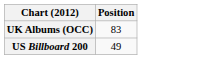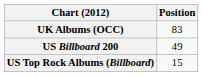+ row: (80, 63)
